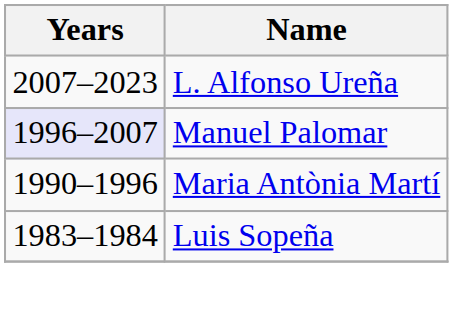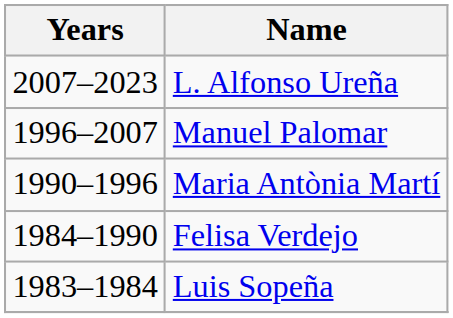(85, 132) lavender background -> (85, 132) no background
+ row: (265, 235)
